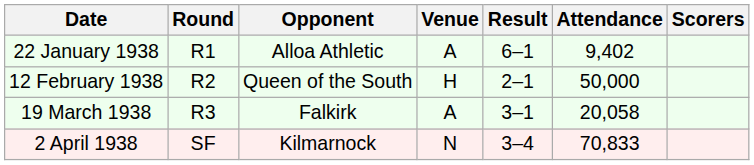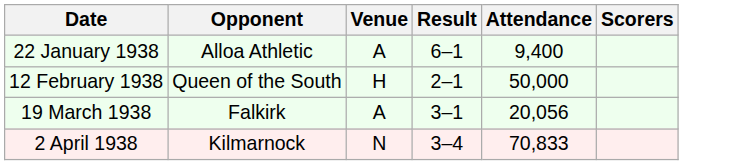- column: (203, 19)
(610, 50) 9,402 -> (539, 50) 9,400
(610, 112) 20,058 -> (539, 112) 20,056
